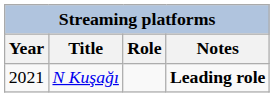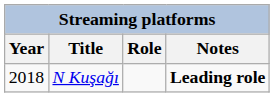(26, 77) 2021 -> (26, 77) 2018
